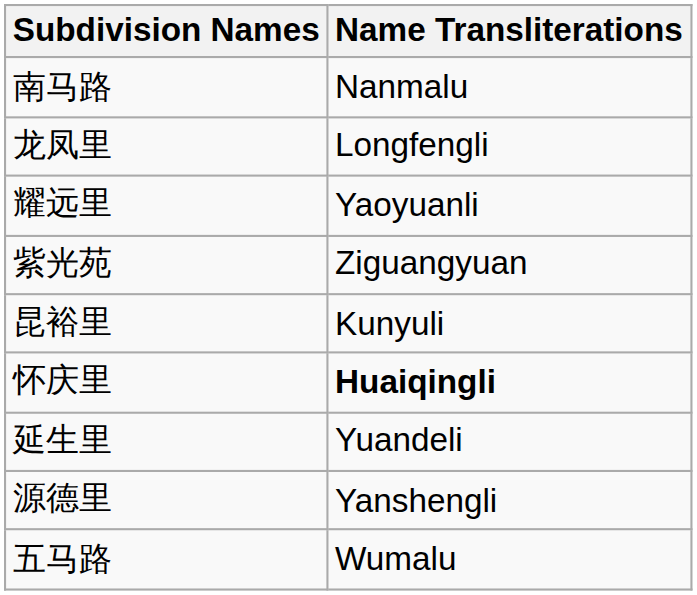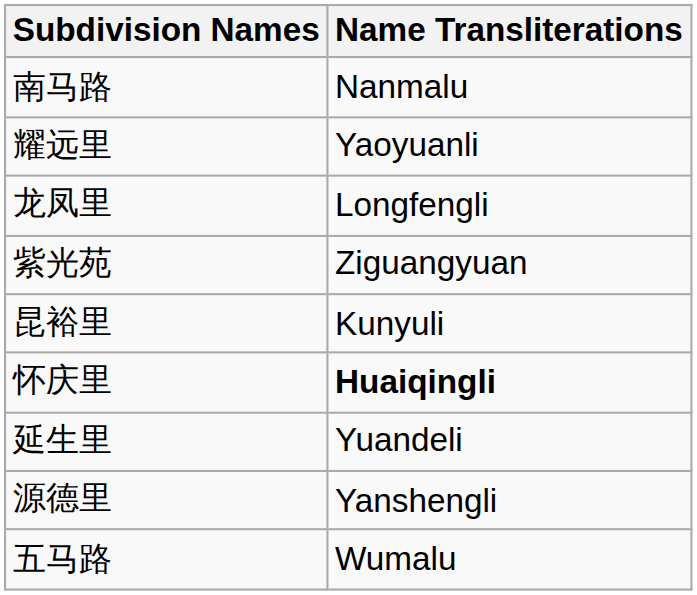rows swapped: (63, 144) <-> (63, 203)
